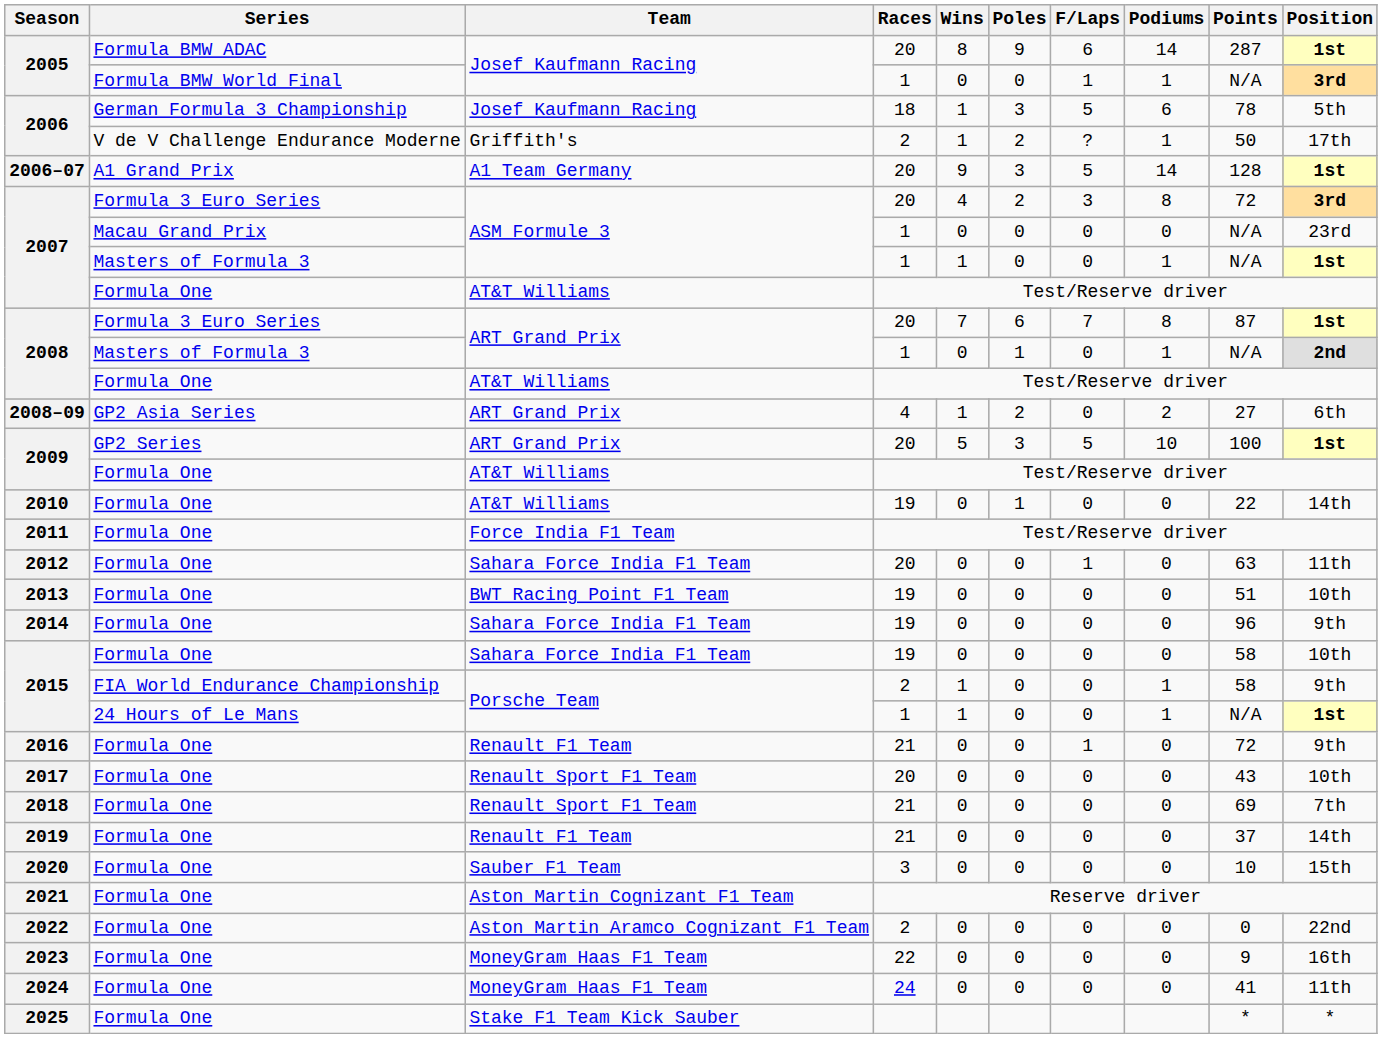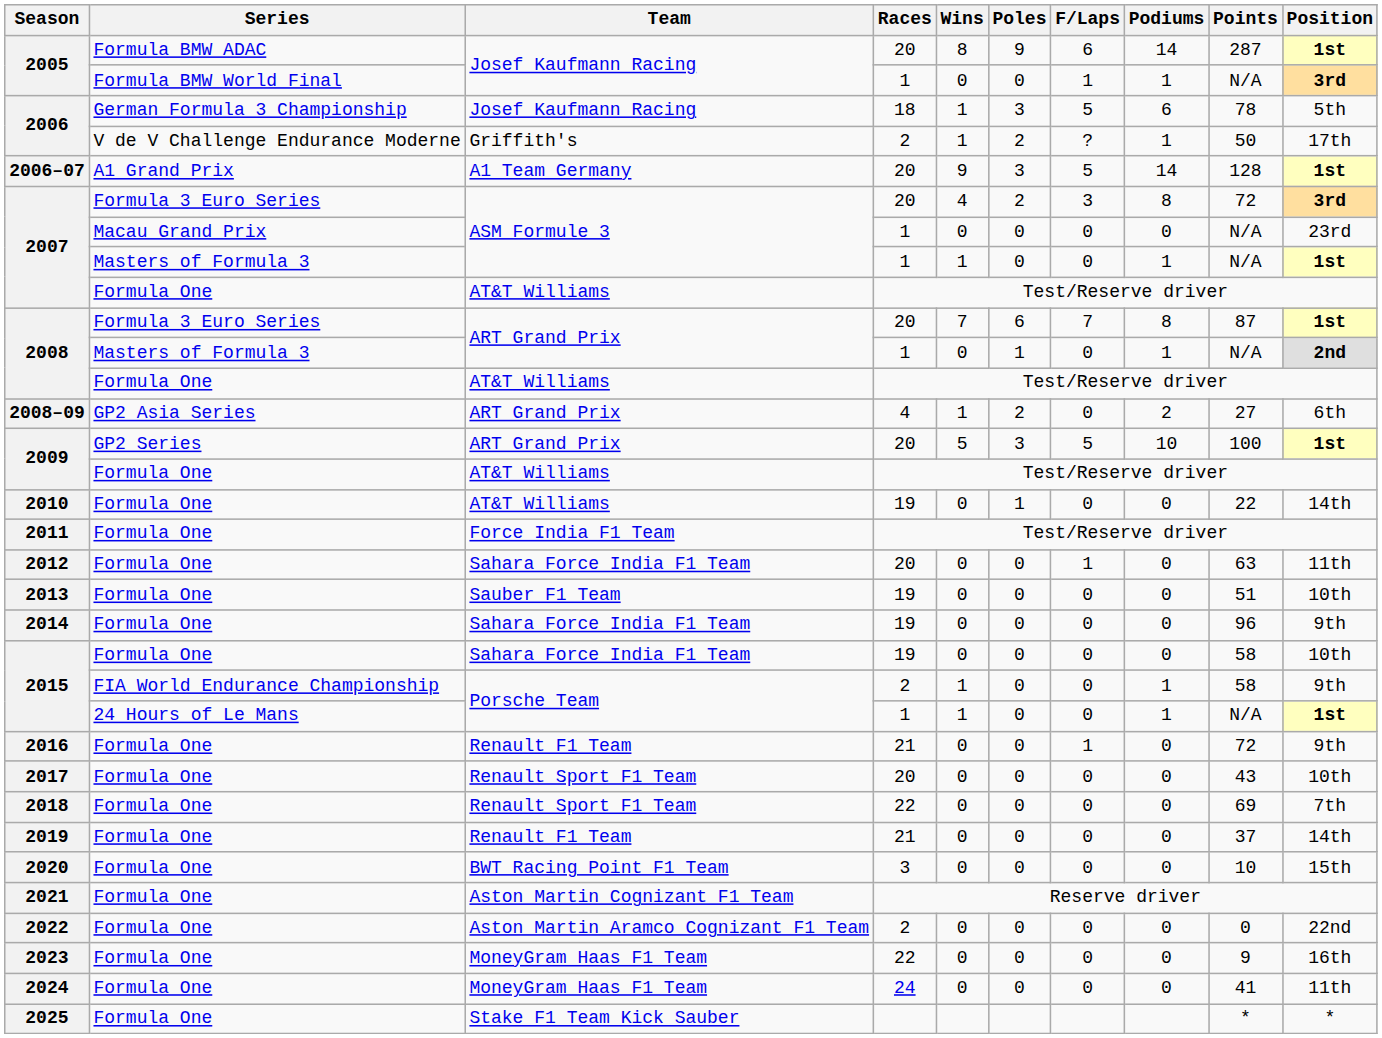(599, 595) BWT Racing Point F1 Team -> (545, 595) Sauber F1 Team
(905, 807) 21 -> (905, 807) 22
(545, 867) Sauber F1 Team -> (599, 867) BWT Racing Point F1 Team
